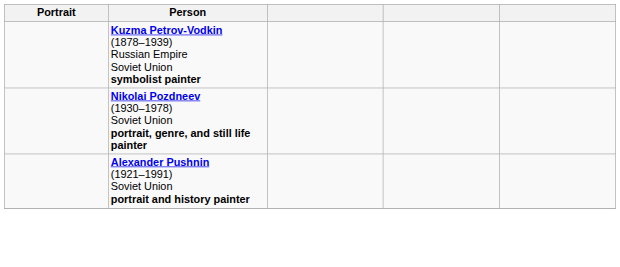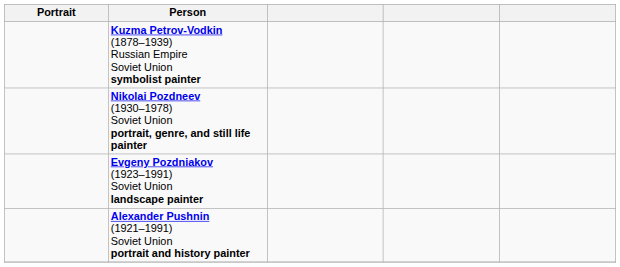+ row: (162, 181)
